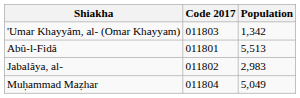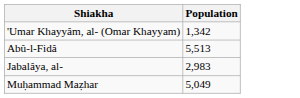- column: (211, 13)
